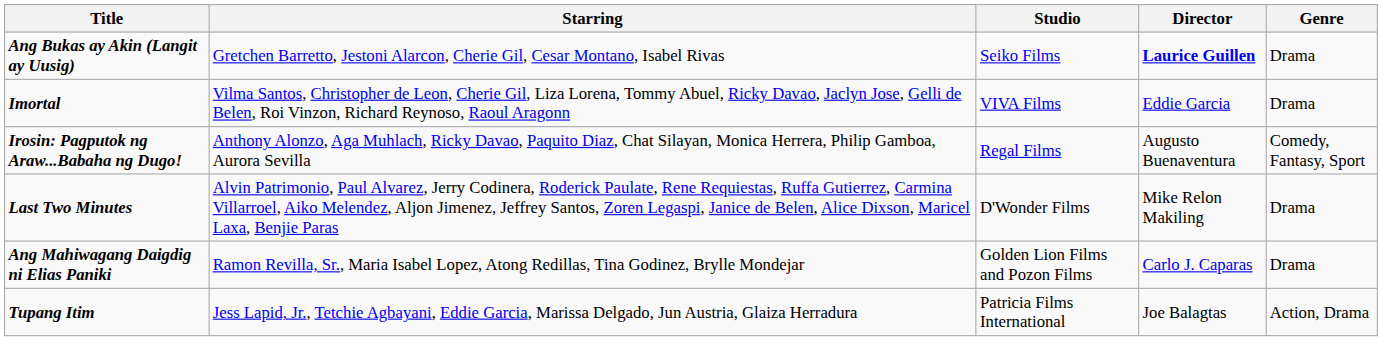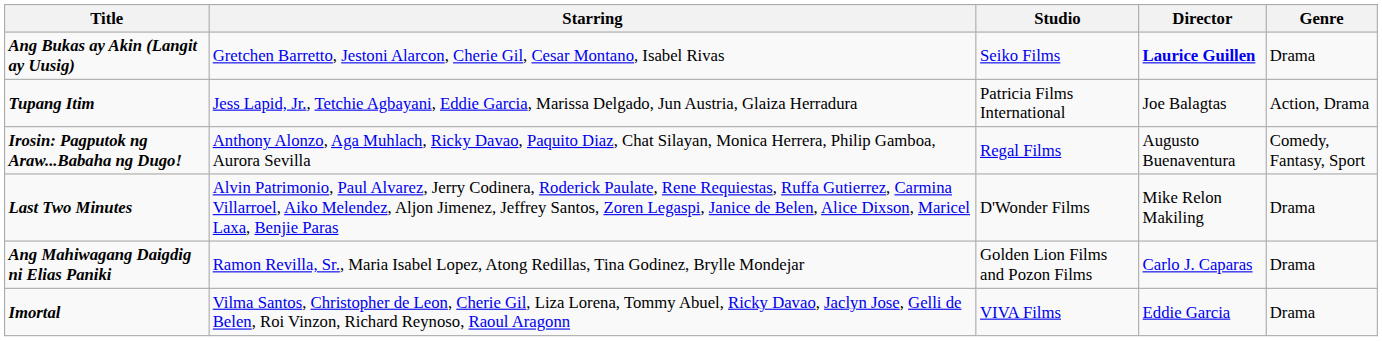rows swapped: (34, 103) <-> (52, 312)
